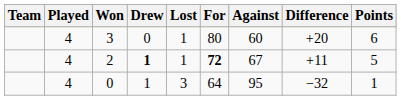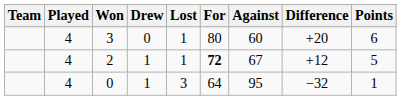(147, 60) bold -> (147, 60) normal
(317, 60) +11 -> (317, 60) +12
